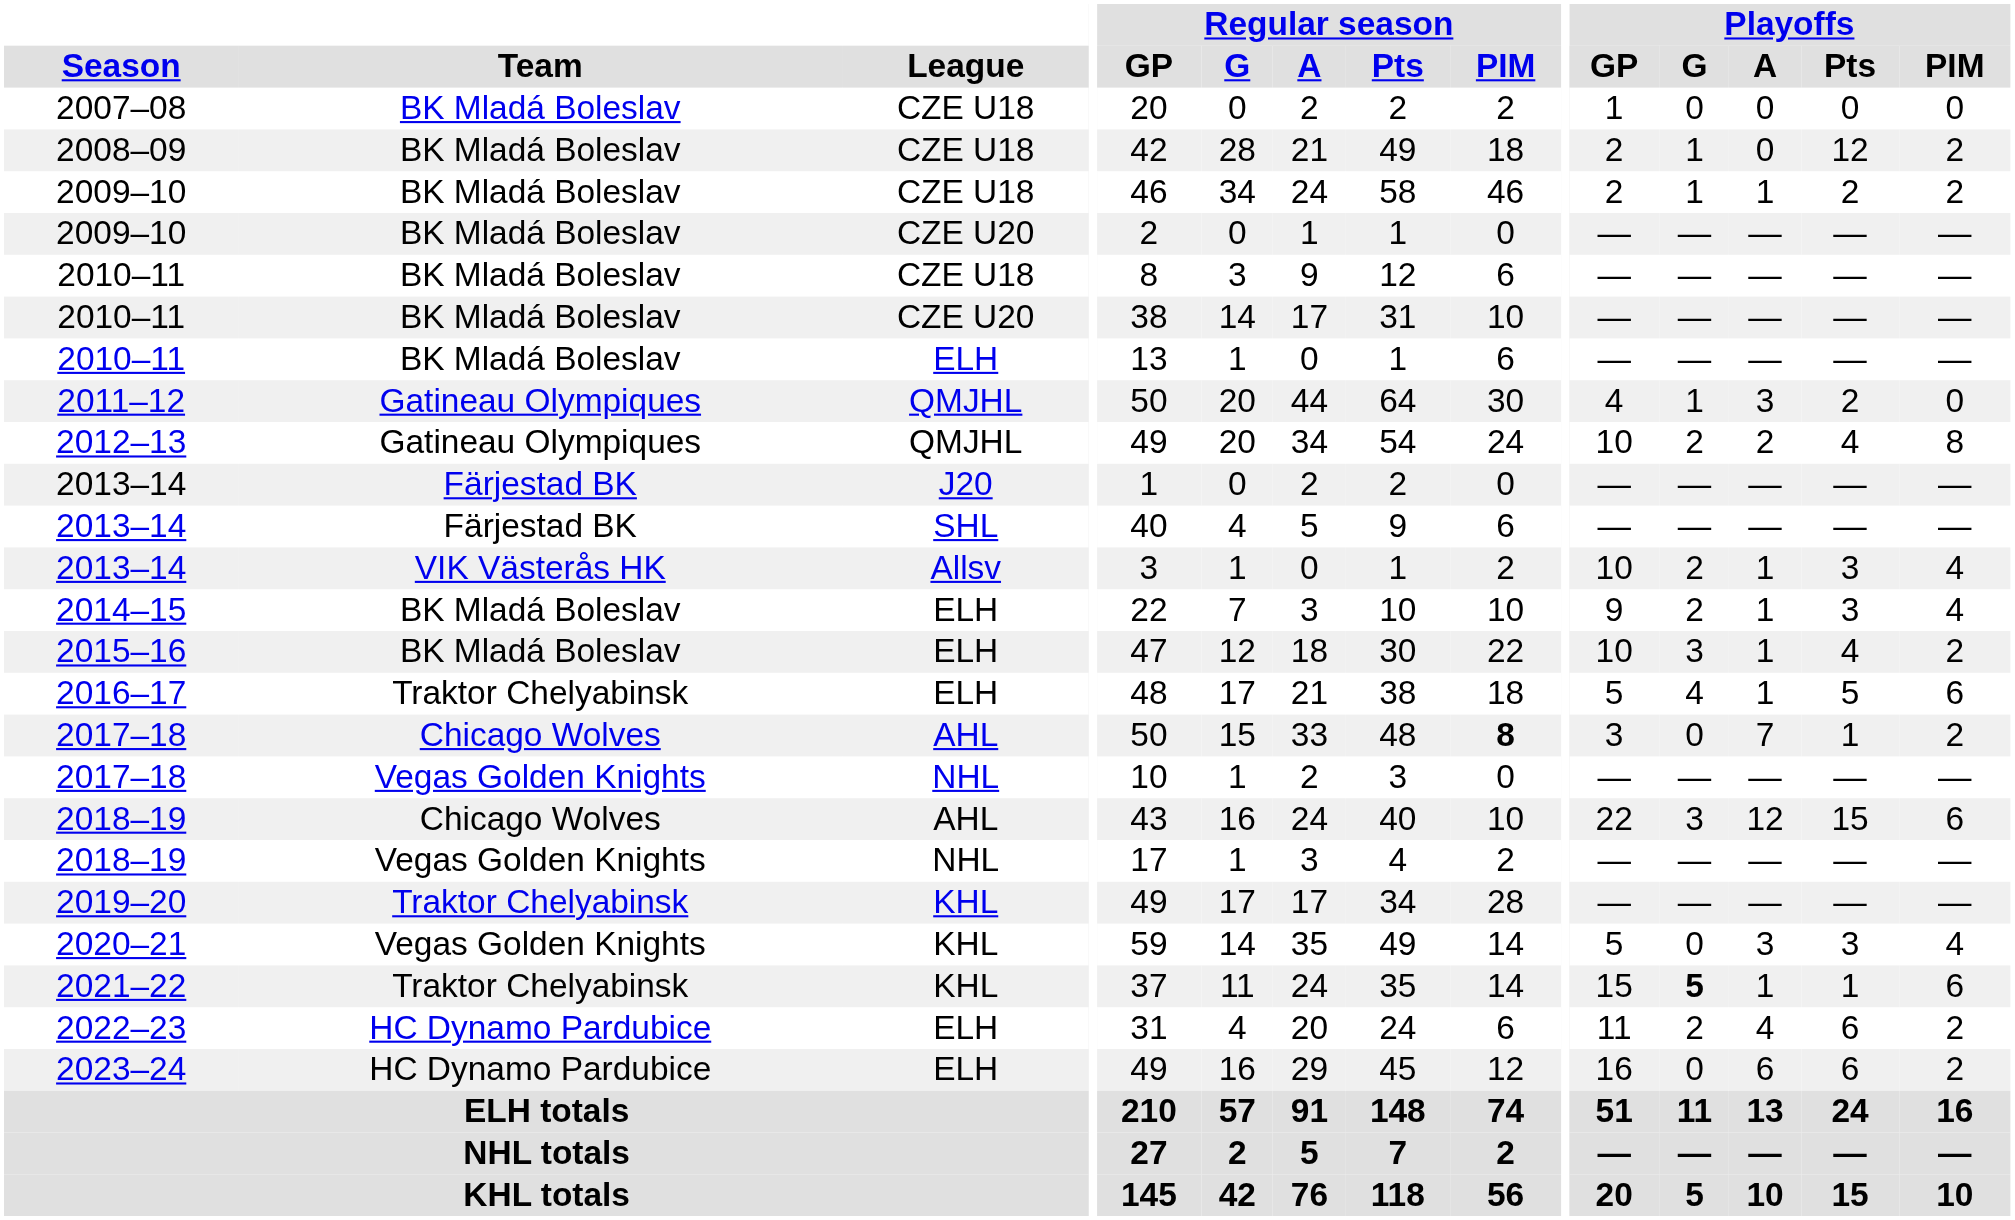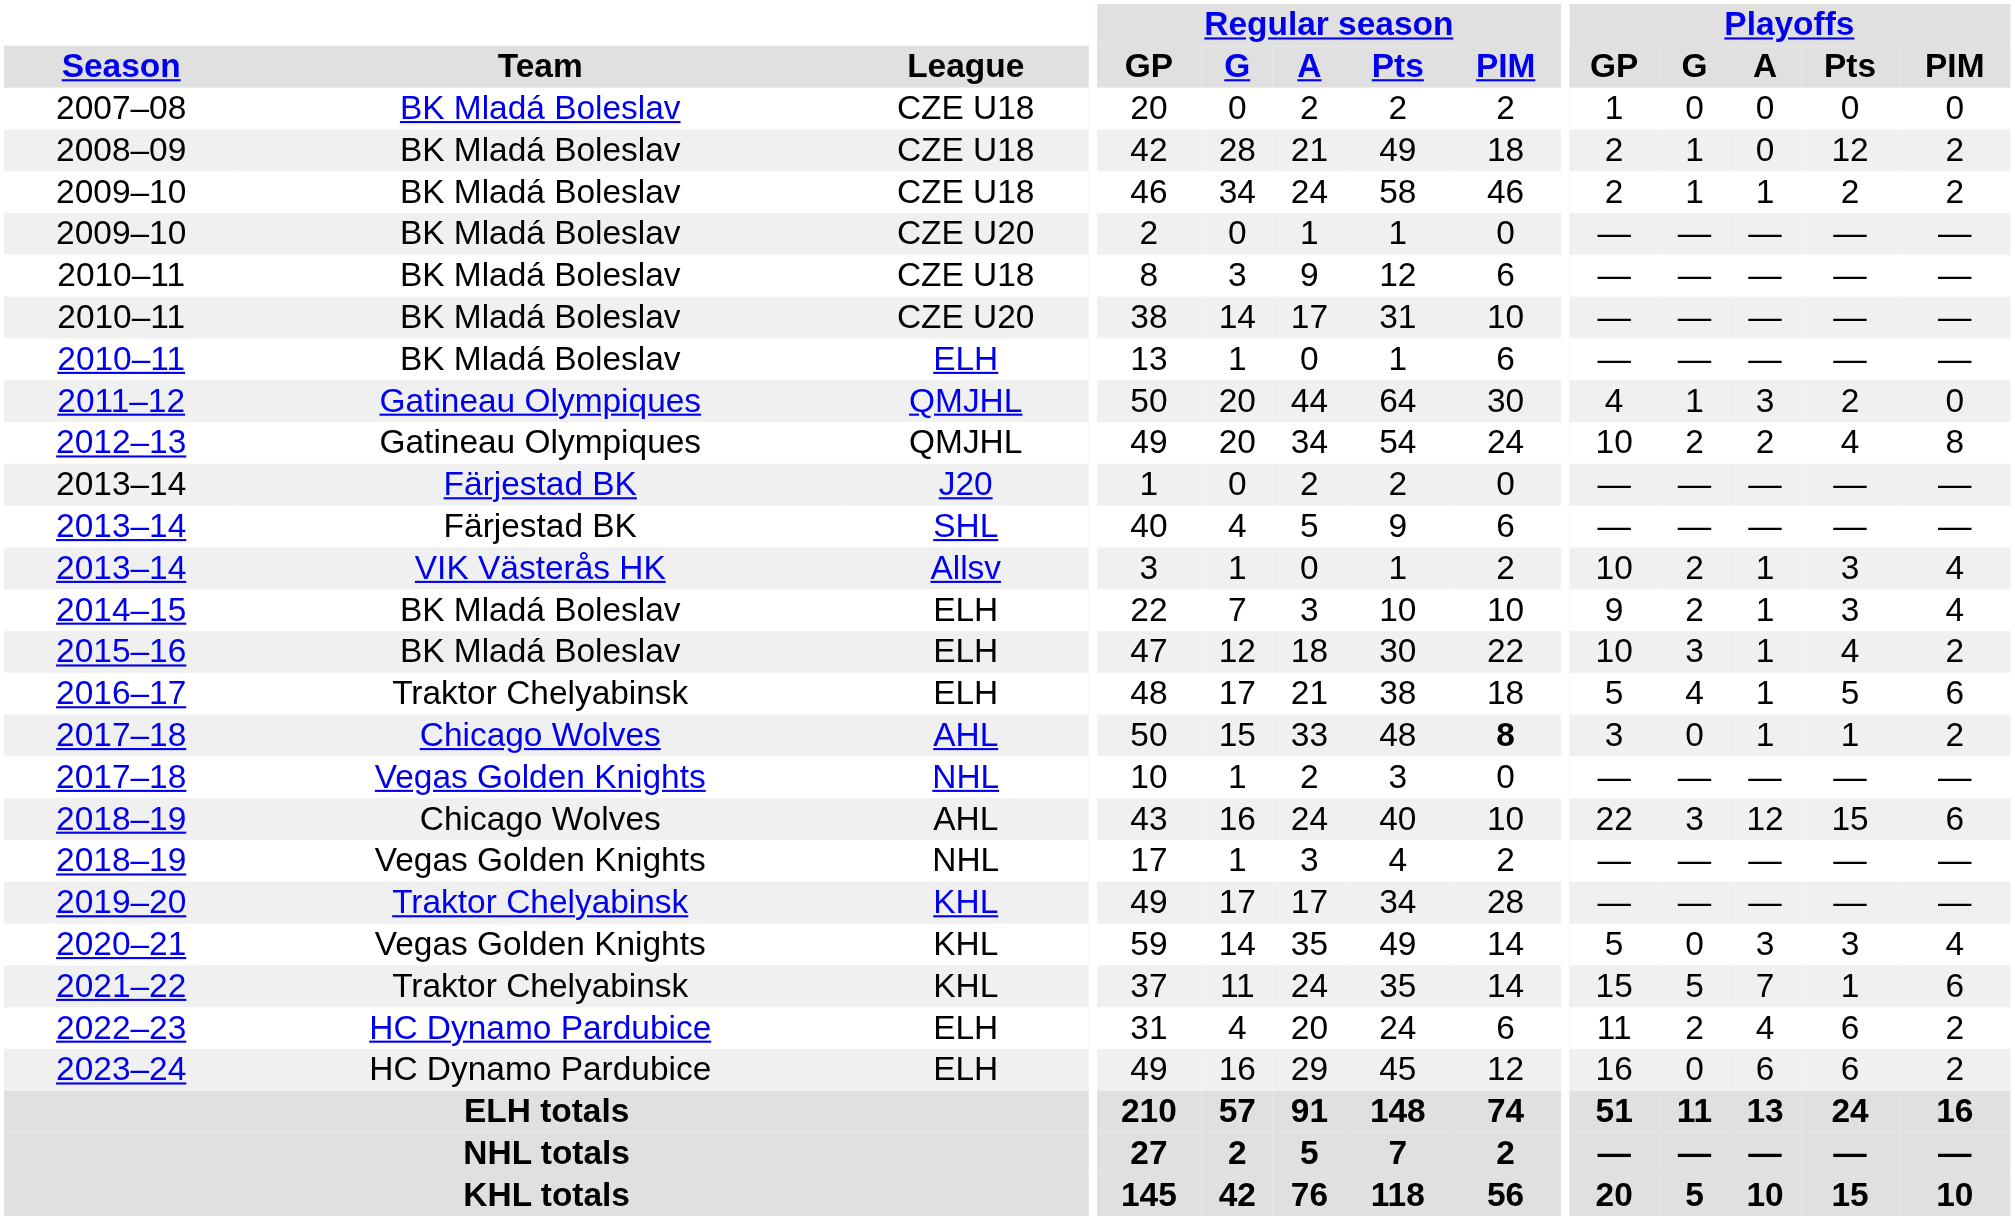(1765, 734) 7 -> (1765, 734) 1
(1694, 985) bold -> (1694, 985) normal
(1765, 985) 1 -> (1765, 985) 7
